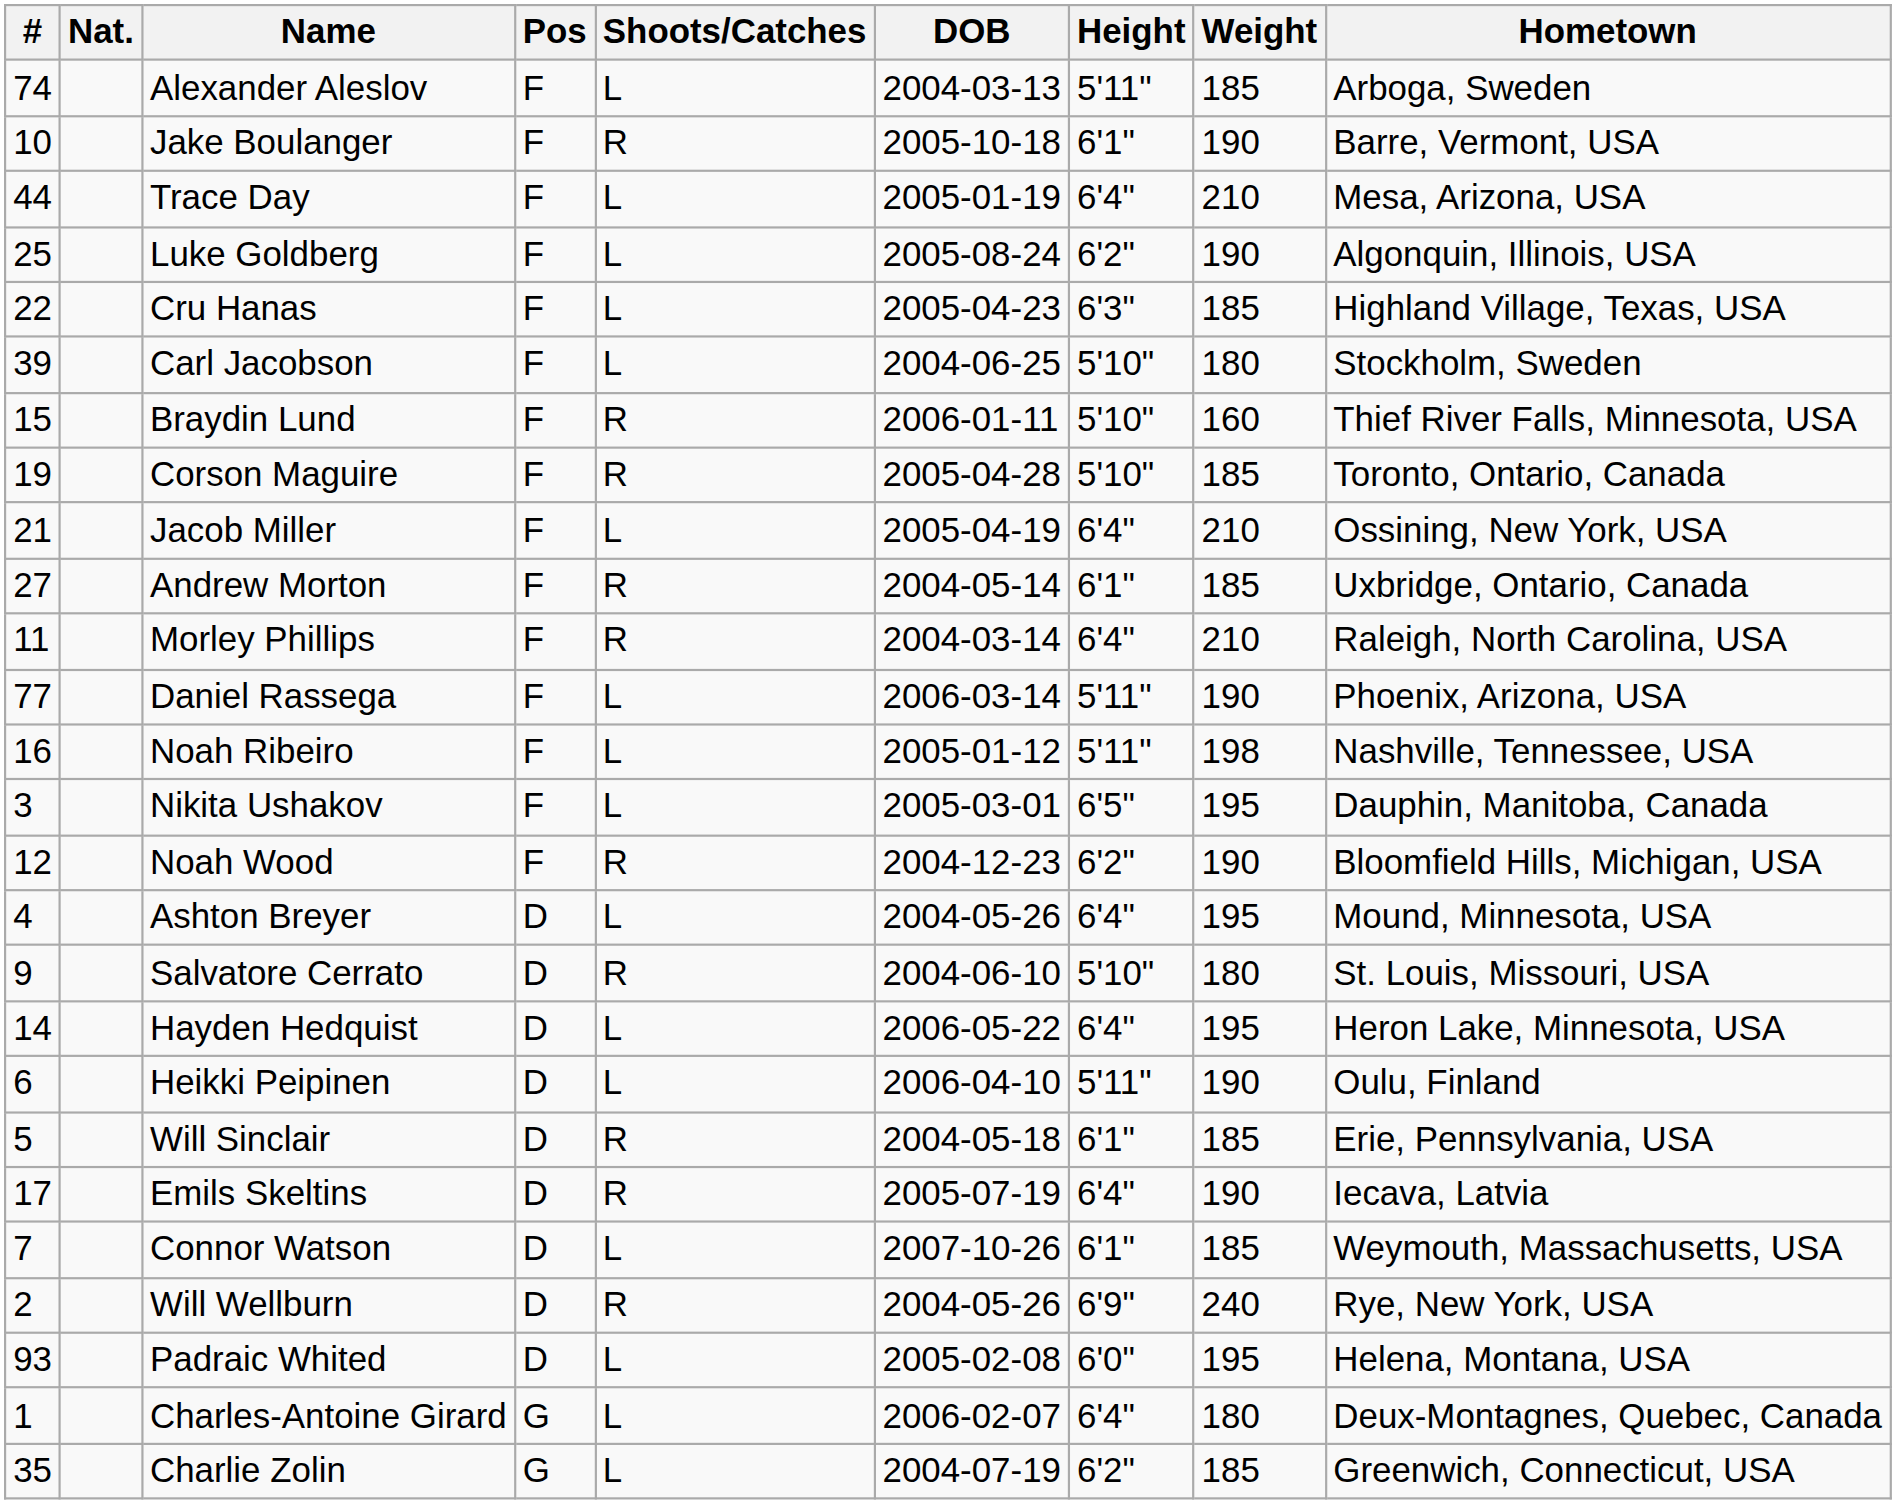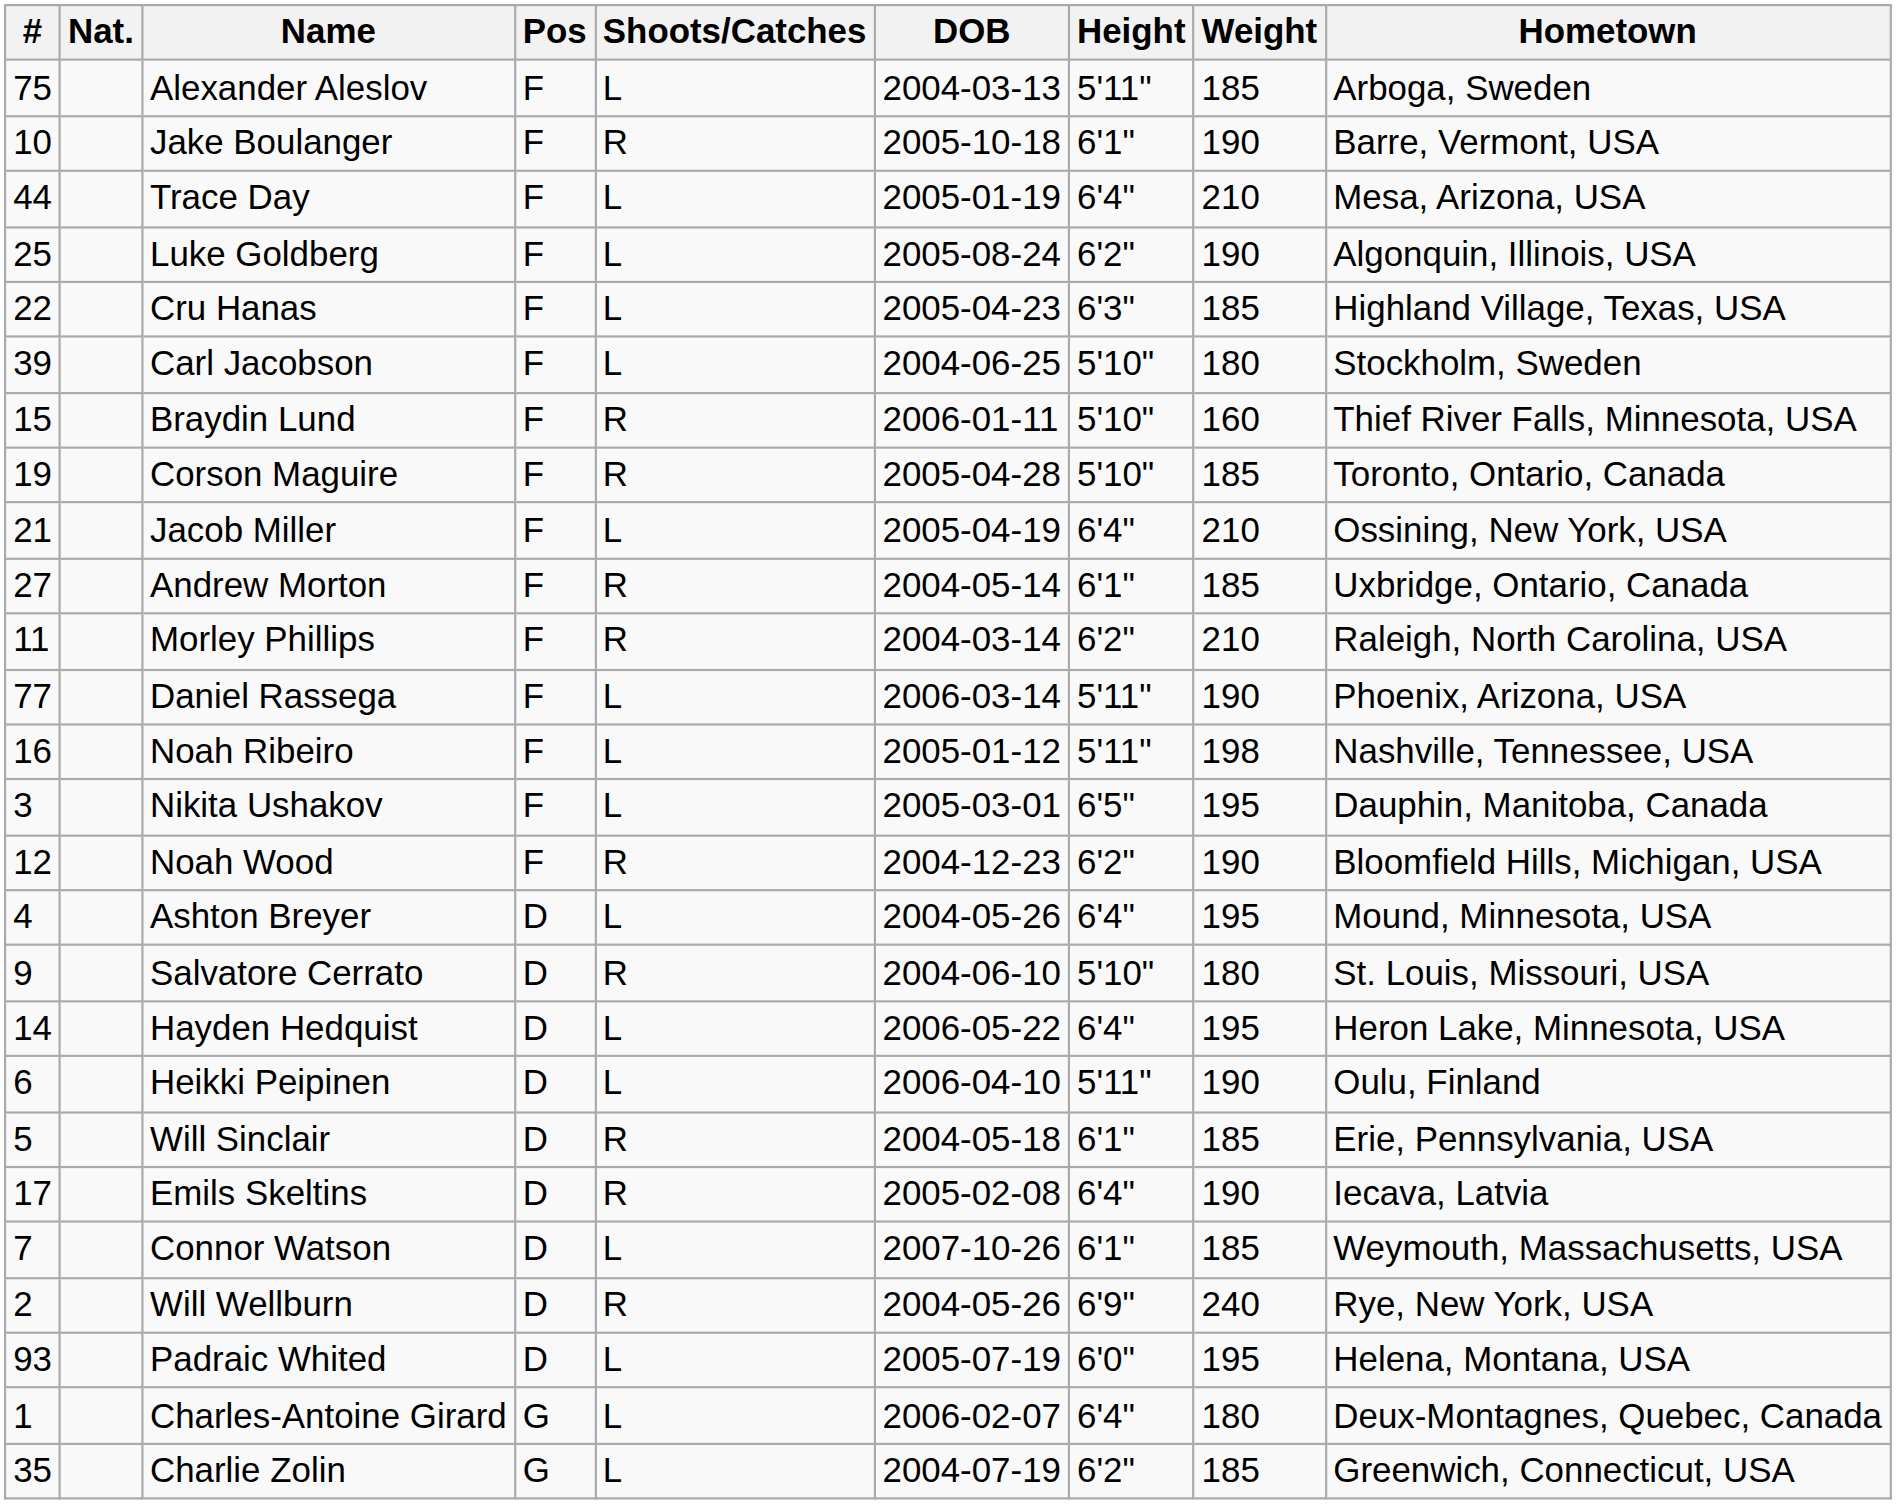(33, 87) 74 -> (33, 87) 75
(1106, 640) 6'4" -> (1106, 640) 6'2"
(972, 1193) 2005-07-19 -> (972, 1193) 2005-02-08
(972, 1359) 2005-02-08 -> (972, 1359) 2005-07-19
